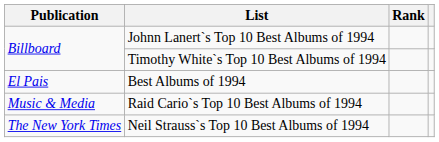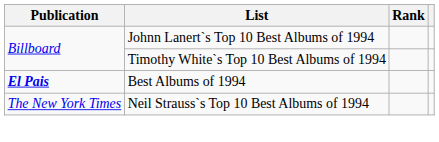(28, 81) normal -> (28, 81) bold
- row: (245, 103)
